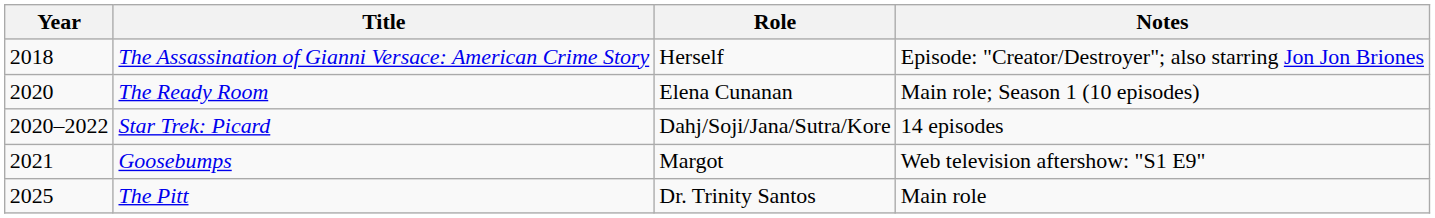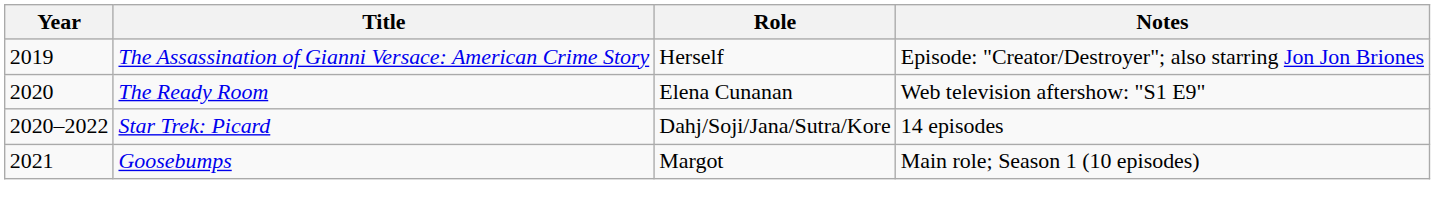(32, 56) 2018 -> (32, 56) 2019
(1050, 91) Main role; Season 1 (10 episodes) -> (1053, 91) Web television aftershow: "S1 E9"
(1053, 160) Web television aftershow: "S1 E9" -> (1050, 160) Main role; Season 1 (10 episodes)
- row: (153, 195)
